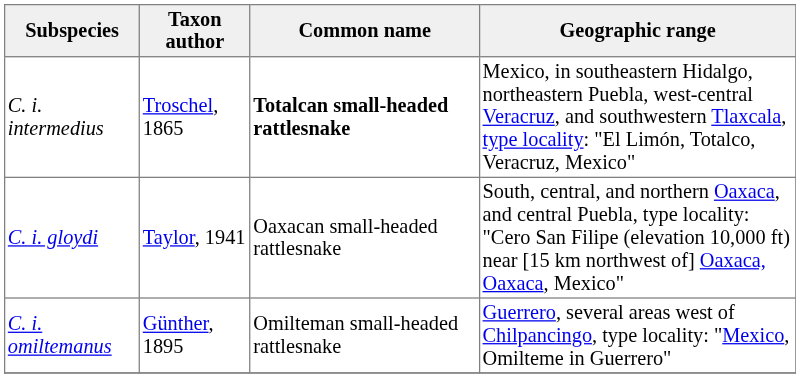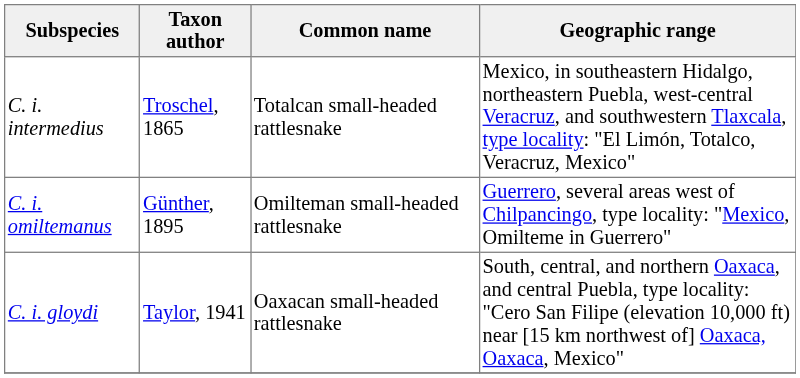(351, 116) bold -> (345, 116) normal
rows swapped: (53, 237) <-> (60, 335)
